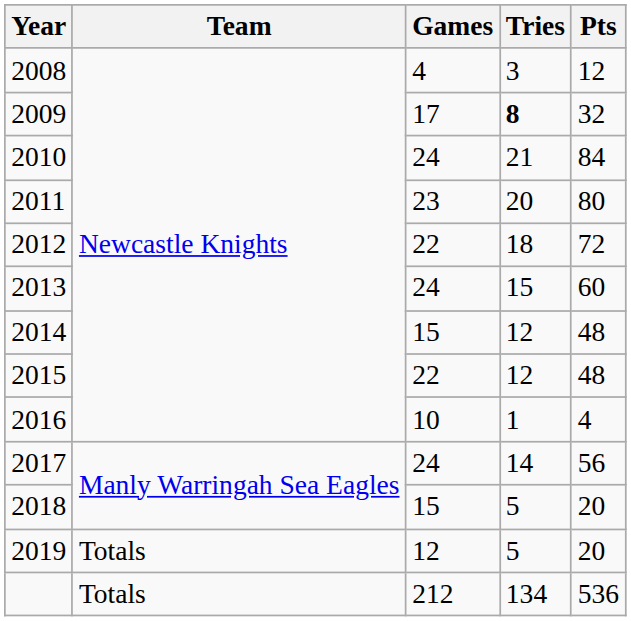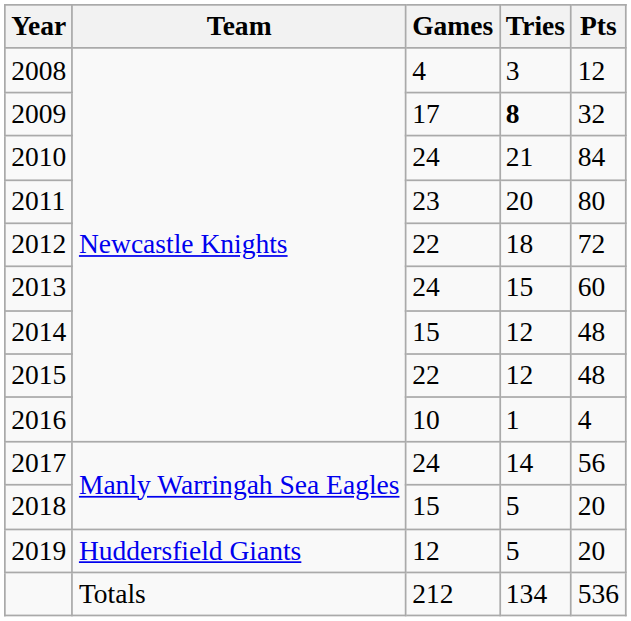(112, 550) Totals -> (190, 550) Huddersfield Giants
